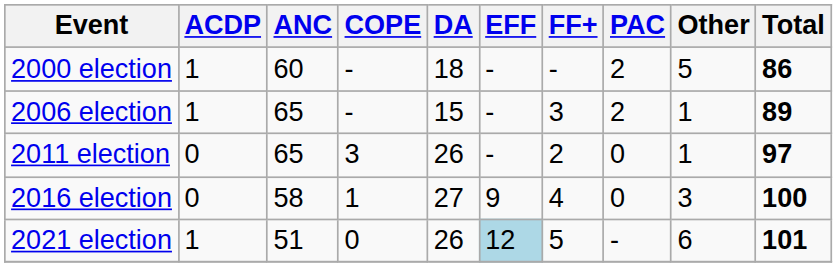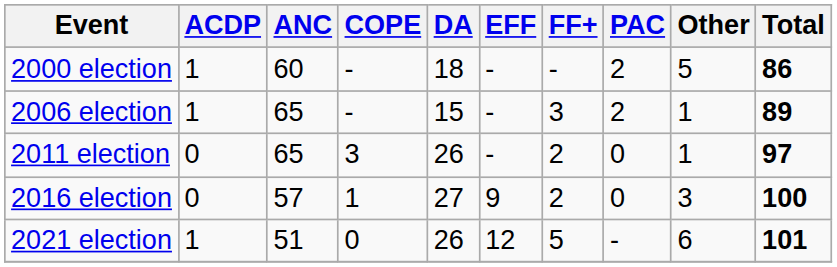(289, 197) 58 -> (289, 197) 57
(556, 197) 4 -> (556, 197) 2
(500, 240) lightblue background -> (500, 240) no background
